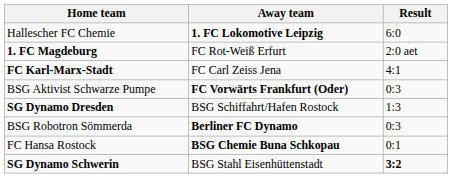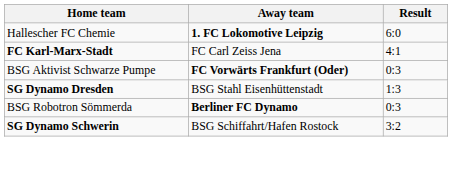- row: (52, 51)
(265, 107) BSG Schiffahrt/Hafen Rostock -> (257, 88) BSG Stahl Eisenhüttenstadt
- row: (51, 145)
(257, 164) BSG Stahl Eisenhüttenstadt -> (265, 126) BSG Schiffahrt/Hafen Rostock
(394, 164) bold -> (393, 126) normal
